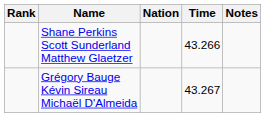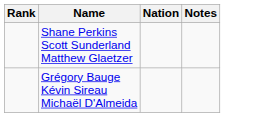- column: (202, 13)
